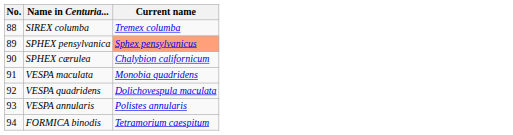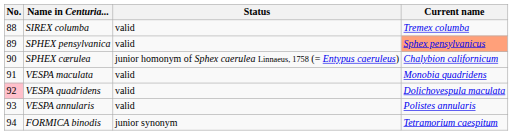+ column: (257, 12)
(12, 91) no background -> (12, 91) pink background
